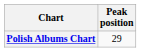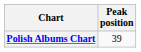(117, 39) 29 -> (117, 39) 39
